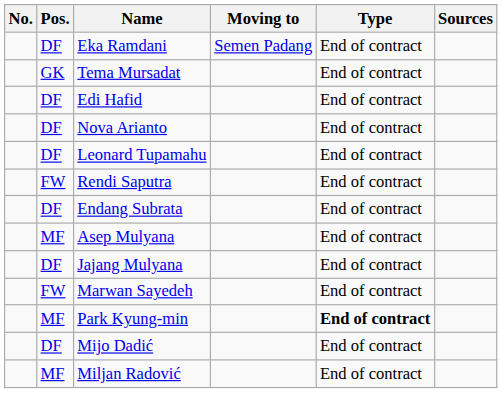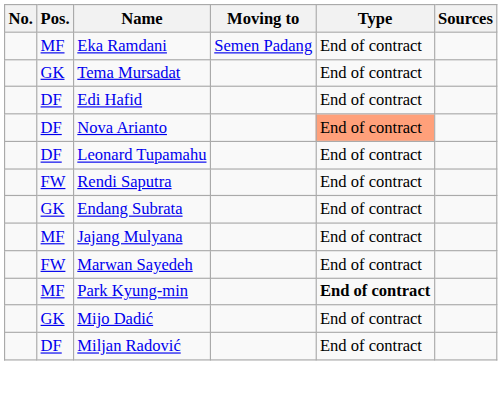(51, 45) DF -> (53, 45) MF
(371, 127) no background -> (371, 127) lightsalmon background
(51, 209) DF -> (53, 209) GK
- row: (126, 237)
(51, 264) DF -> (53, 237) MF
(51, 346) DF -> (53, 318) GK
(53, 373) MF -> (51, 346) DF
